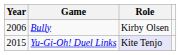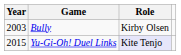(16, 27) 2006 -> (16, 27) 2003
